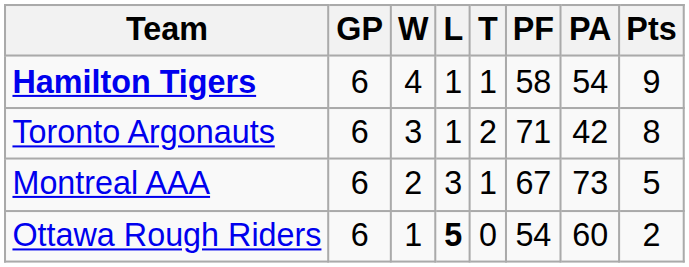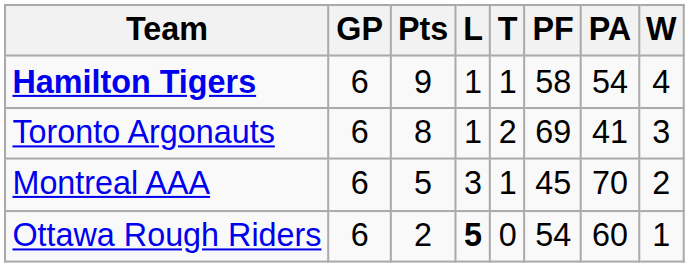columns swapped: (413, 30) <-> (651, 30)
(533, 132) 71 -> (553, 132) 69
(590, 132) 42 -> (610, 132) 41
(533, 183) 67 -> (553, 183) 45
(590, 183) 73 -> (610, 183) 70
